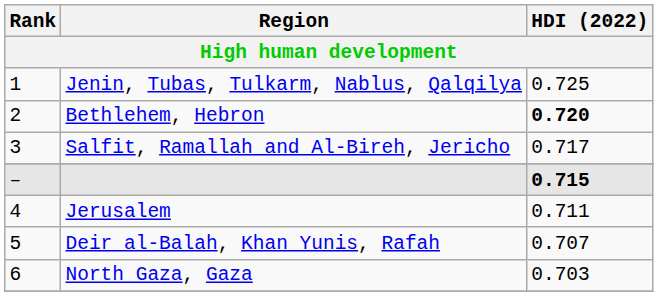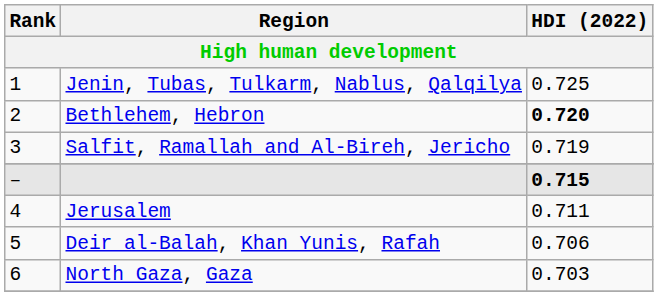(561, 148) 0.717 -> (561, 148) 0.719
(561, 243) 0.707 -> (561, 243) 0.706
